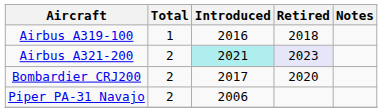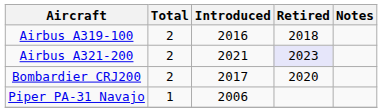(170, 35) 1 -> (170, 35) 2
(233, 56) paleturquoise background -> (233, 56) no background
(170, 97) 2 -> (170, 97) 1
